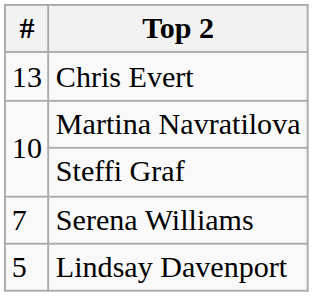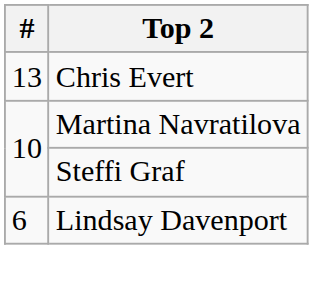- row: (155, 219)
(19, 266) 5 -> (19, 219) 6
